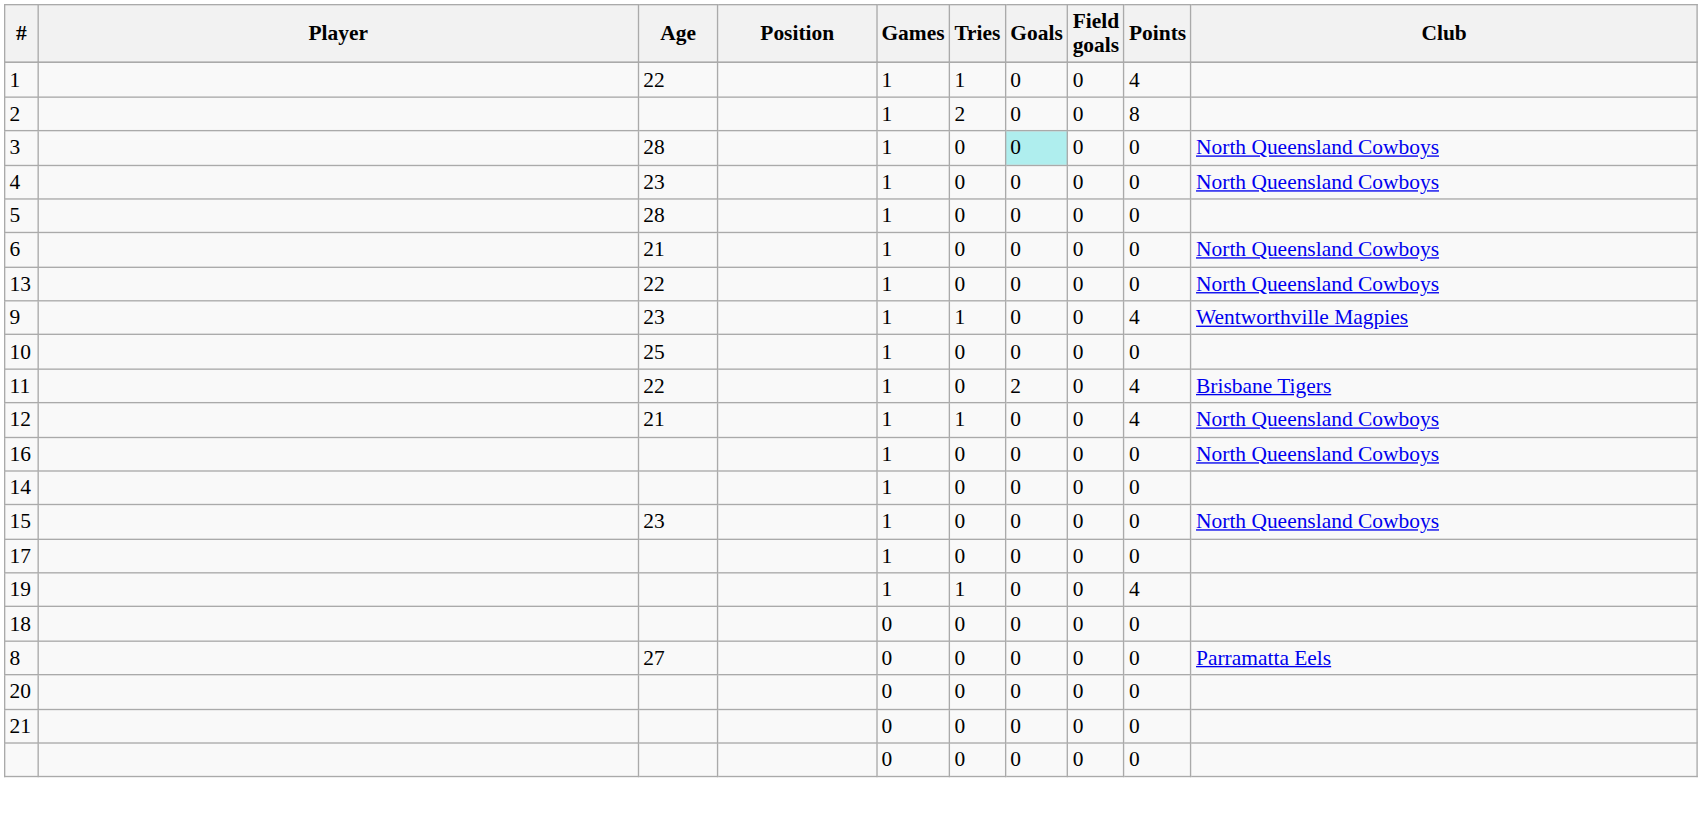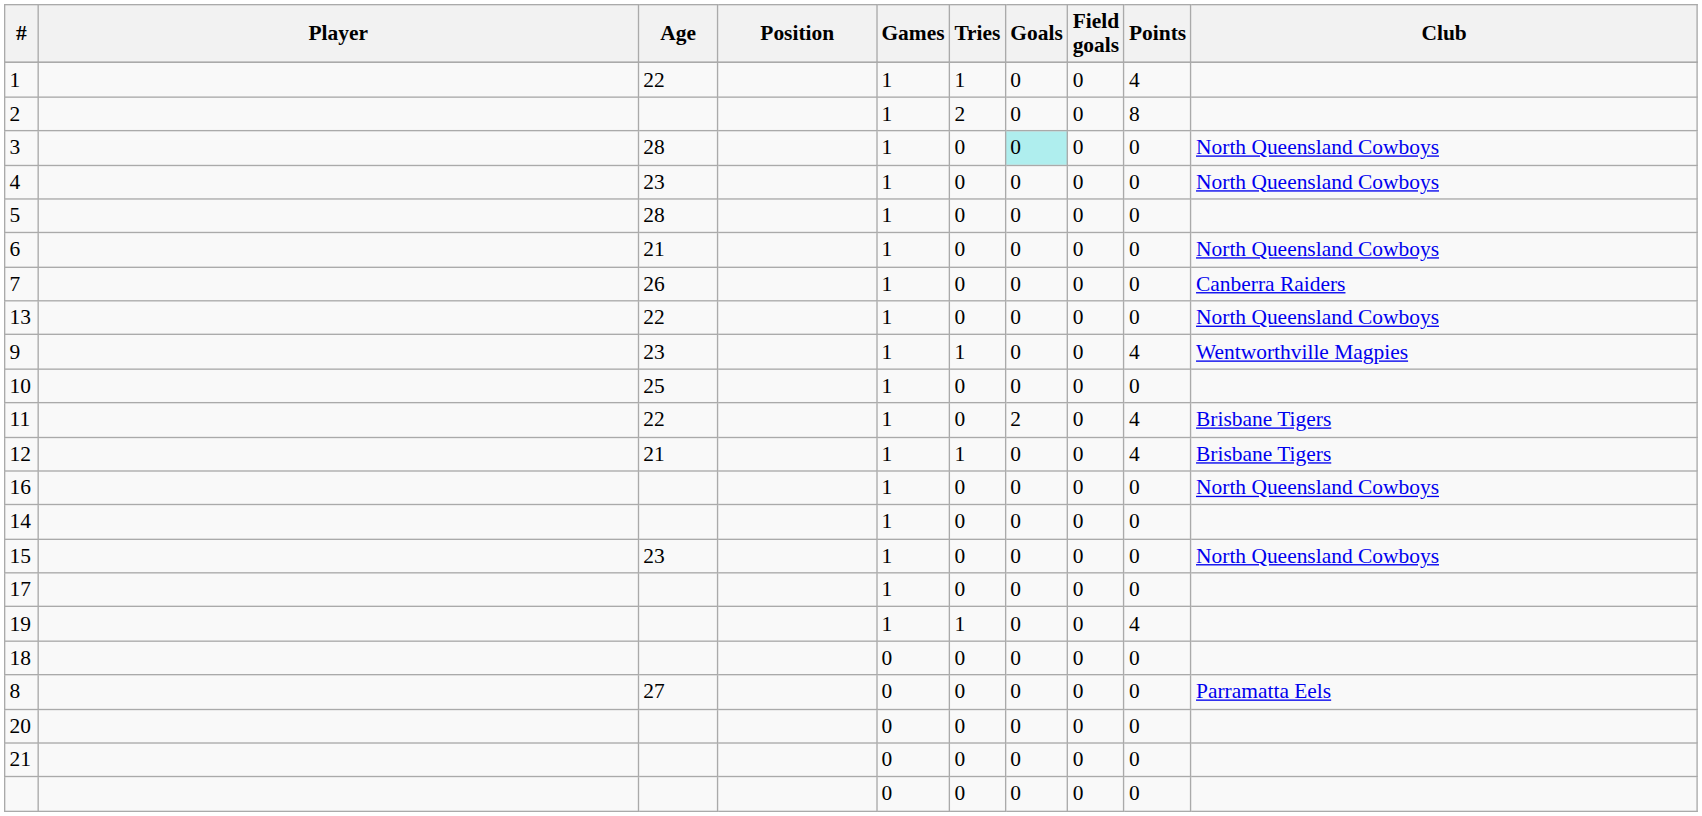+ row: (15, 283)
(1318, 419) North Queensland Cowboys -> (1264, 453) Brisbane Tigers
